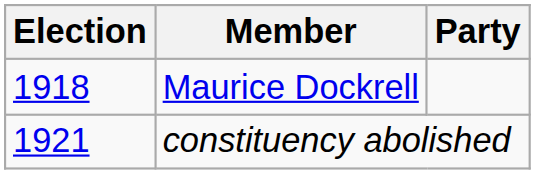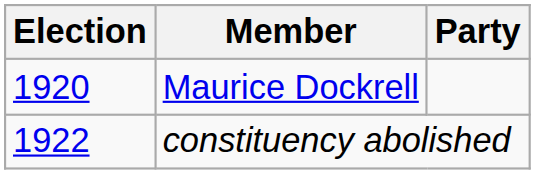(51, 86) 1918 -> (51, 86) 1920
(51, 140) 1921 -> (51, 140) 1922
